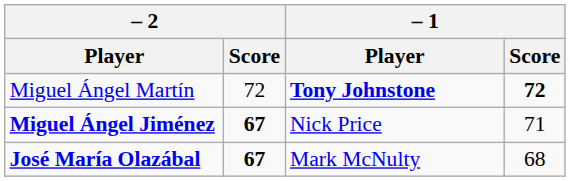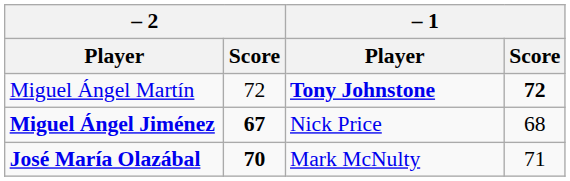(535, 124) 71 -> (535, 124) 68
(254, 158) 67 -> (254, 158) 70
(535, 158) 68 -> (535, 158) 71
